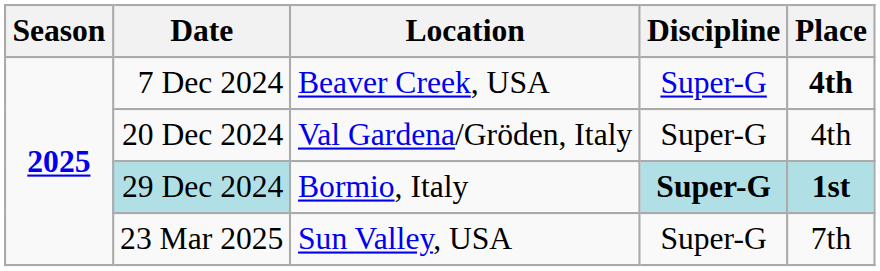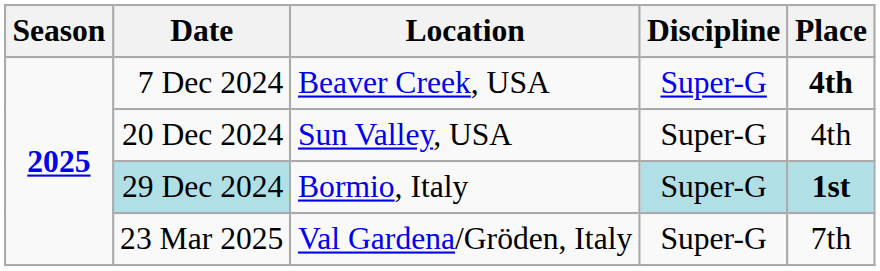(465, 135) Val Gardena/Gröden, Italy -> (405, 135) Sun Valley, USA
(714, 187) bold -> (714, 187) normal
(405, 239) Sun Valley, USA -> (465, 239) Val Gardena/Gröden, Italy
